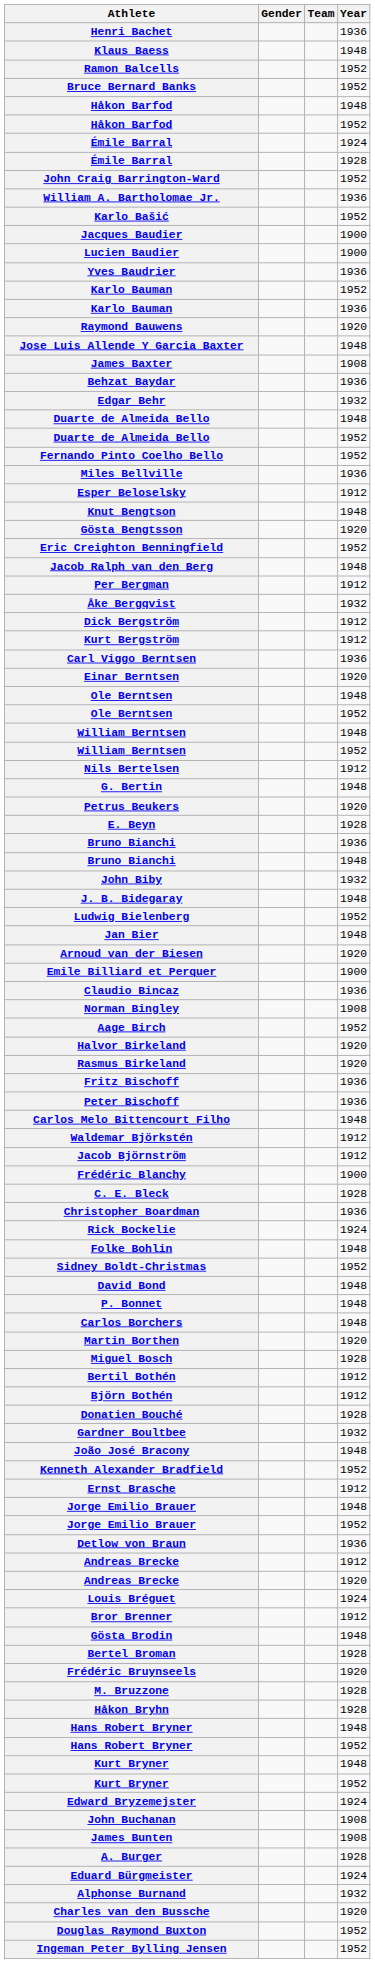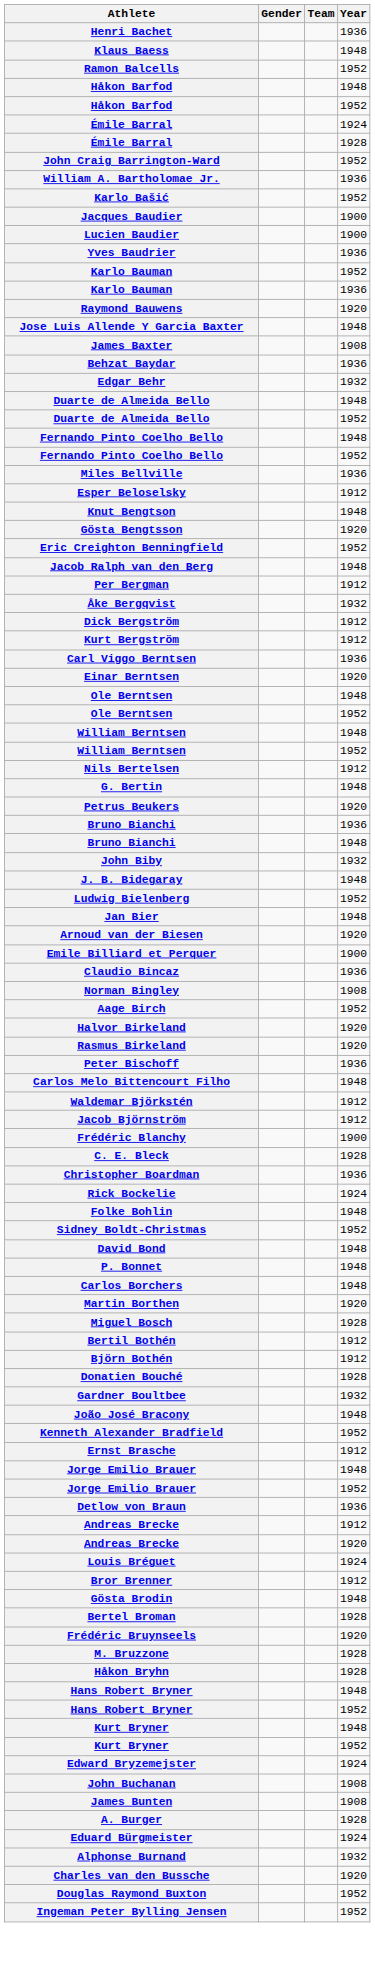- row: (132, 87)
+ row: (132, 438)
- row: (132, 825)
- row: (132, 1083)
